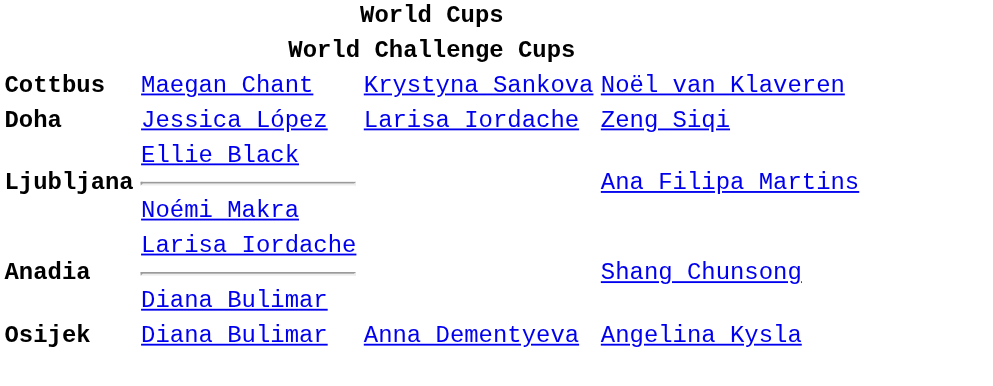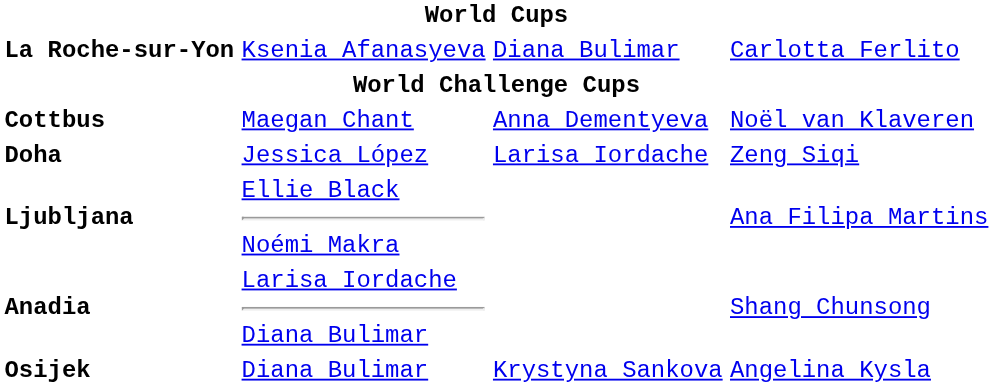+ row: (119, 50)
(479, 85) Krystyna Sankova -> (601, 120) Anna Dementyeva
(471, 335) Anna Dementyeva -> (608, 370) Krystyna Sankova
